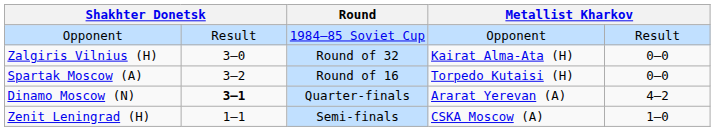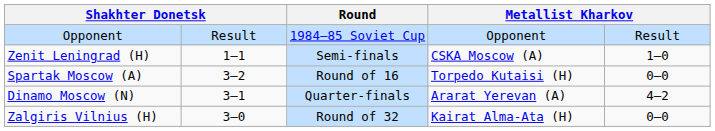rows swapped: (83, 55) <-> (79, 116)
(234, 96) bold -> (234, 96) normal
